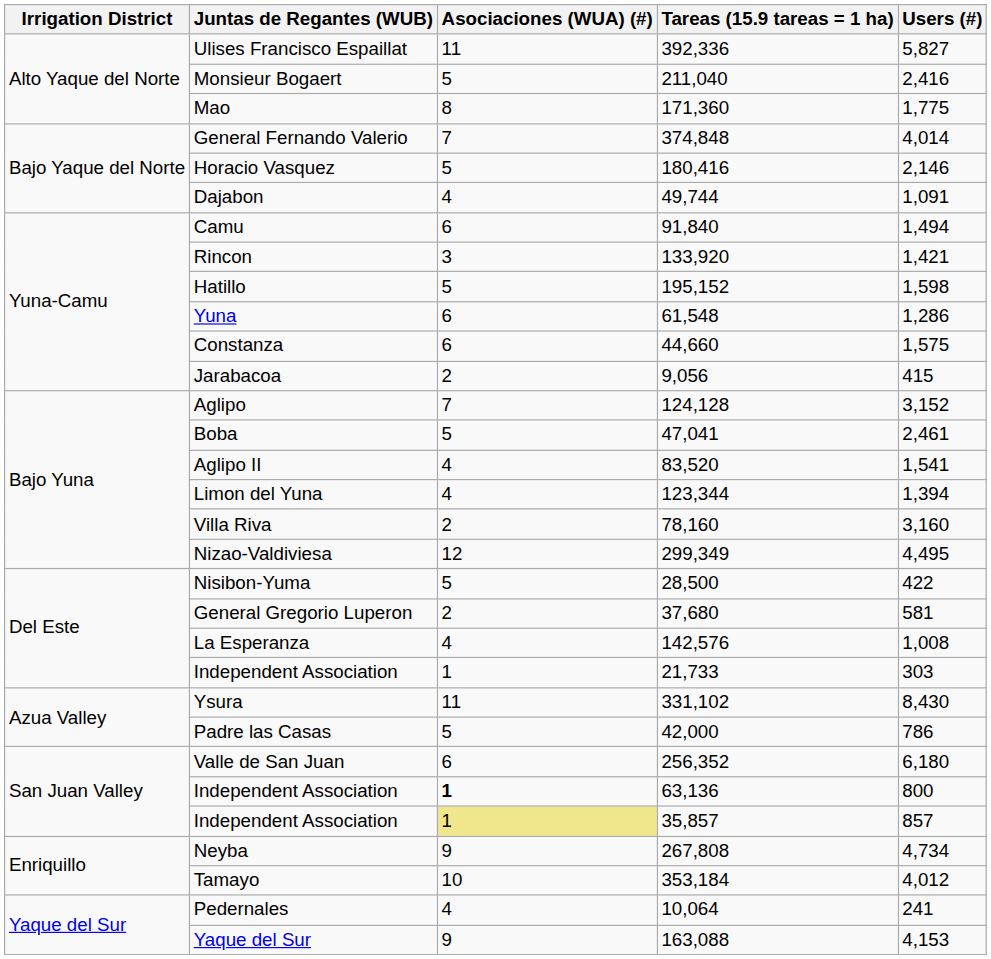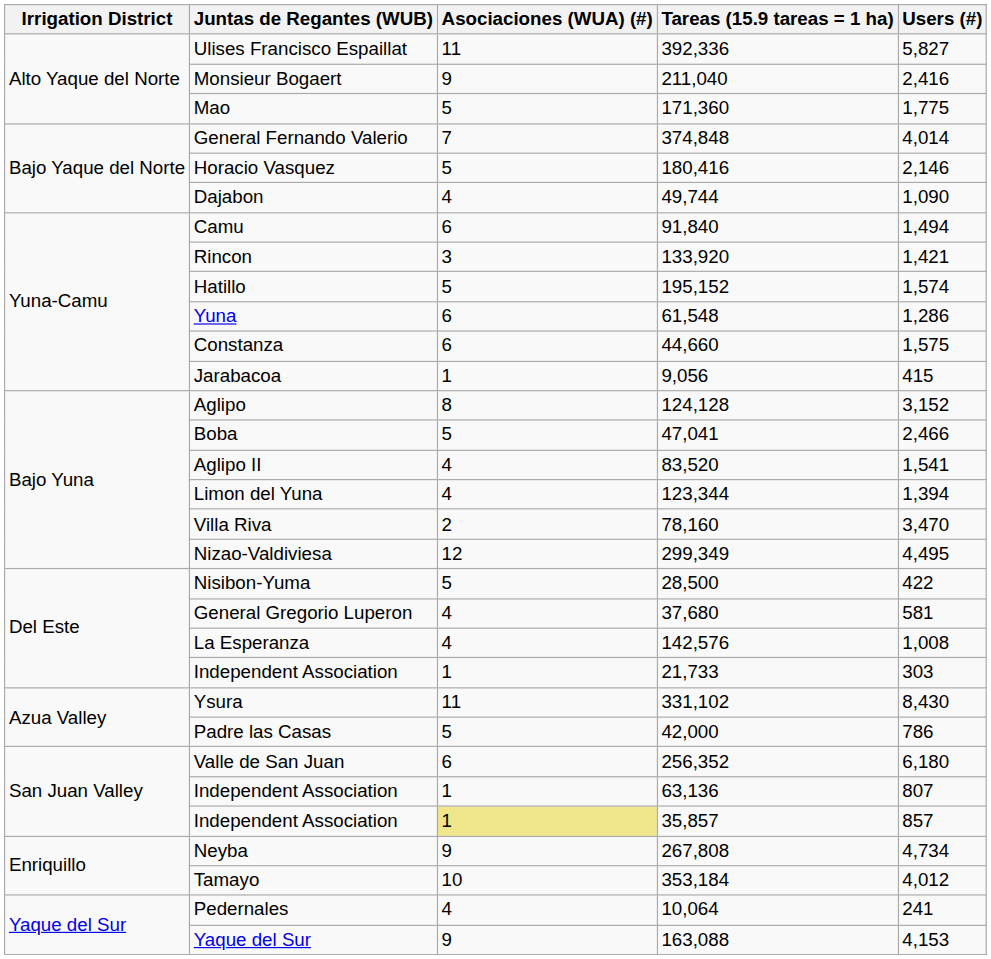(447, 78) 5 -> (447, 78) 9
(447, 108) 8 -> (447, 108) 5
(926, 197) 1,091 -> (926, 197) 1,090
(926, 286) 1,598 -> (926, 286) 1,574
(447, 375) 2 -> (447, 375) 1
(447, 405) 7 -> (447, 405) 8
(926, 434) 2,461 -> (926, 434) 2,466
(926, 524) 3,160 -> (926, 524) 3,470
(447, 613) 2 -> (447, 613) 4
(447, 791) bold -> (447, 791) normal
(918, 791) 800 -> (918, 791) 807
